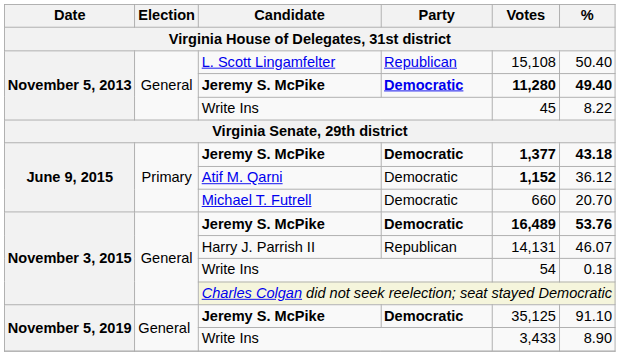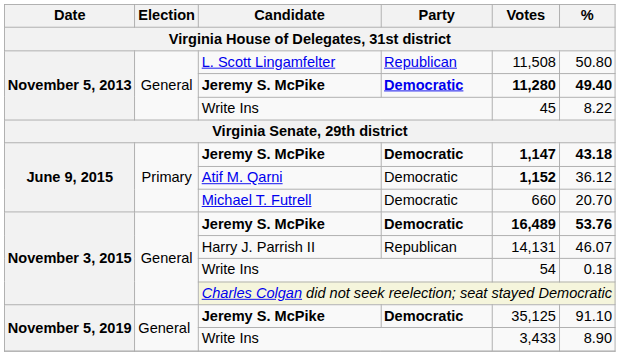(534, 62) 15,108 -> (534, 62) 11,508
(594, 62) 50.40 -> (594, 62) 50.80
(538, 154) 1,377 -> (538, 154) 1,147
